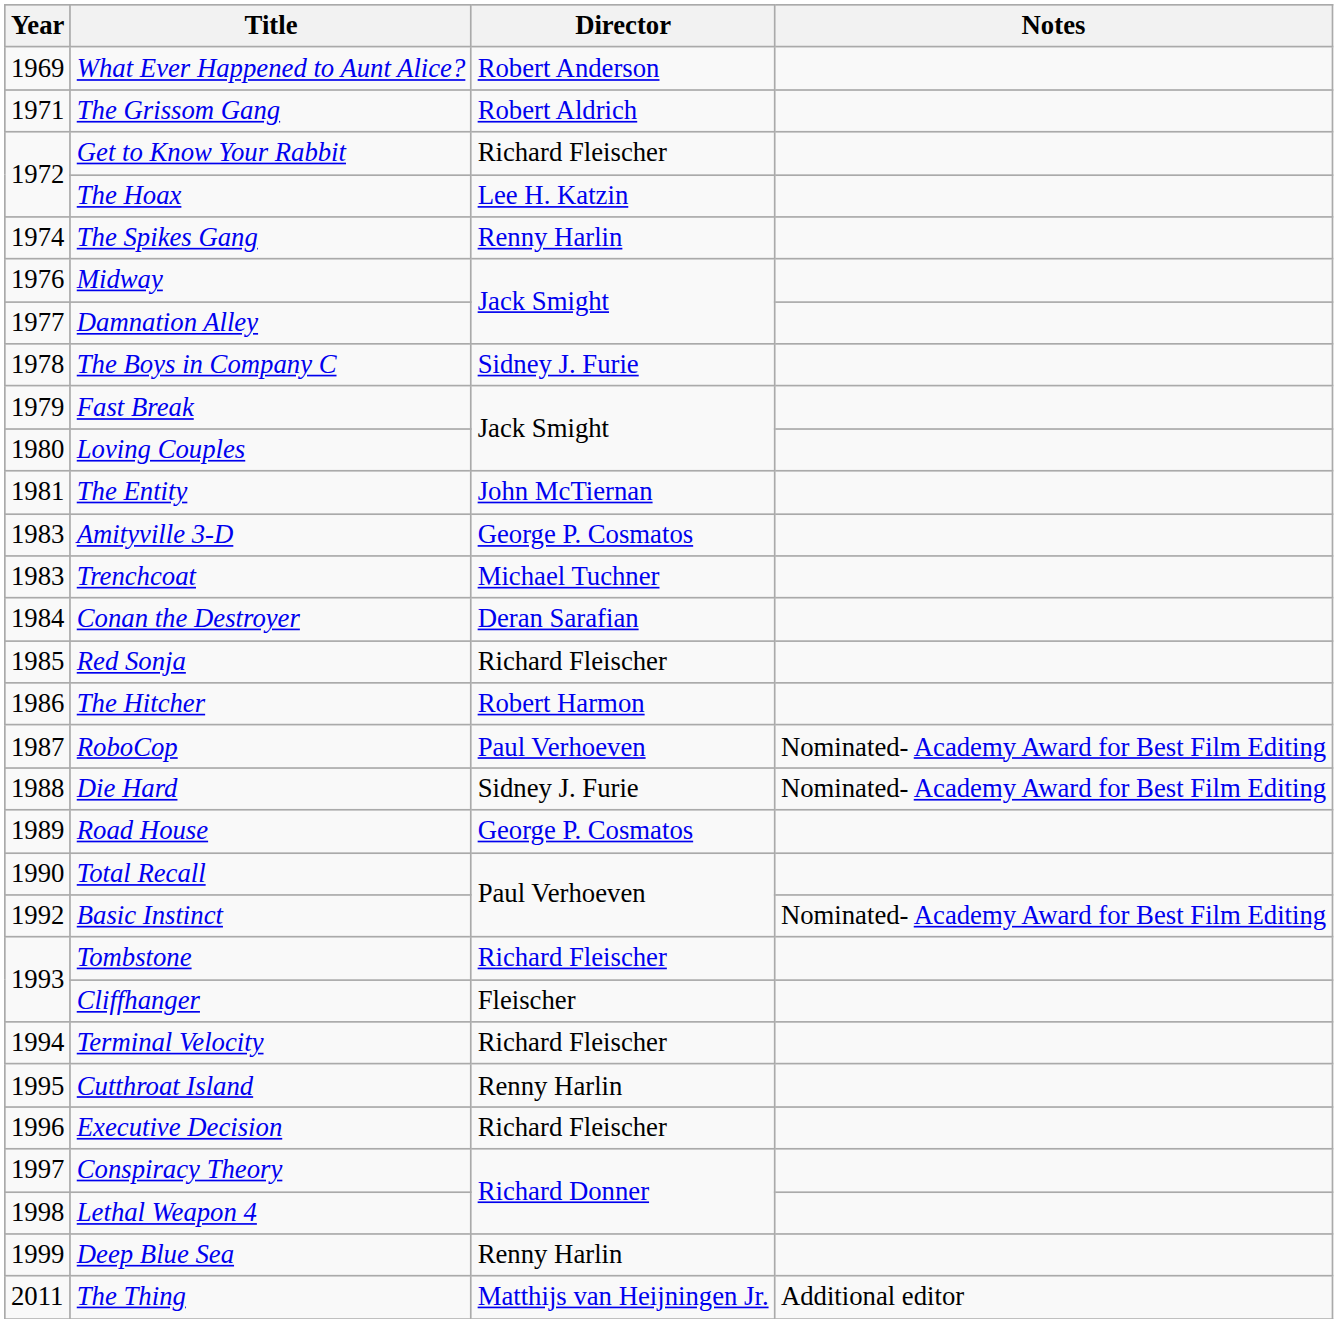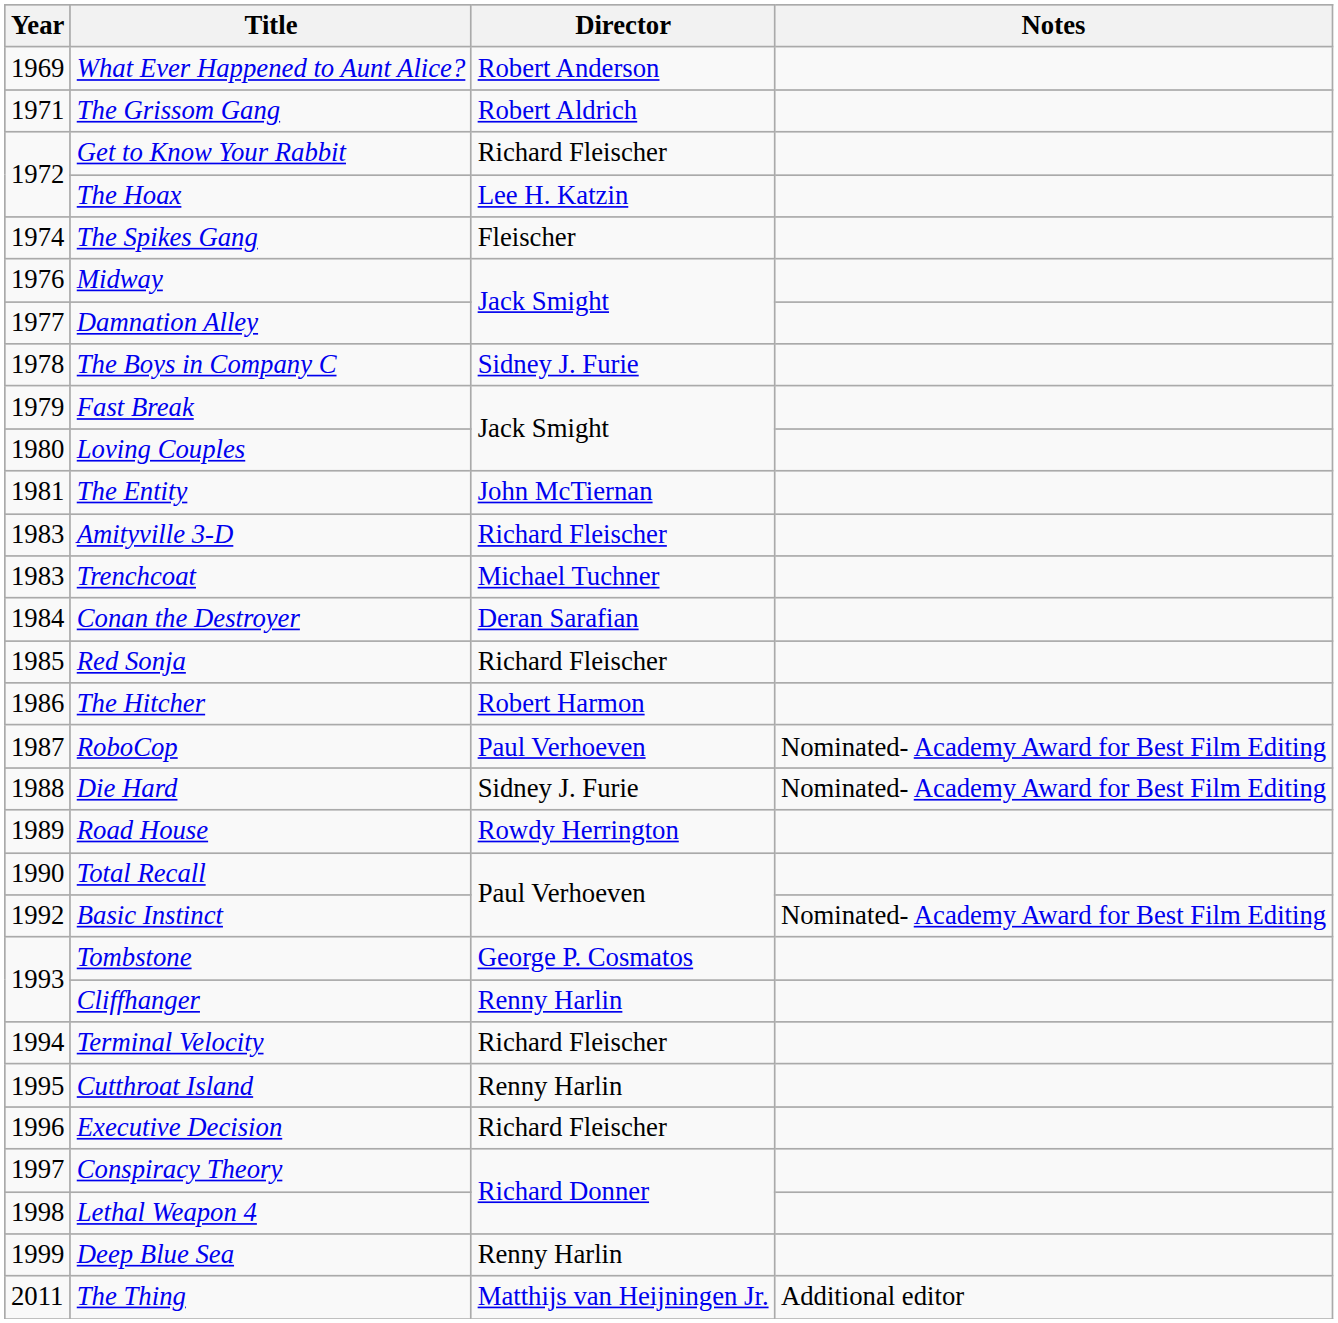(550, 237) Renny Harlin -> (527, 237) Fleischer
(585, 534) George P. Cosmatos -> (572, 534) Richard Fleischer
(585, 830) George P. Cosmatos -> (578, 830) Rowdy Herrington
(572, 957) Richard Fleischer -> (585, 957) George P. Cosmatos
(527, 1000) Fleischer -> (550, 1000) Renny Harlin
